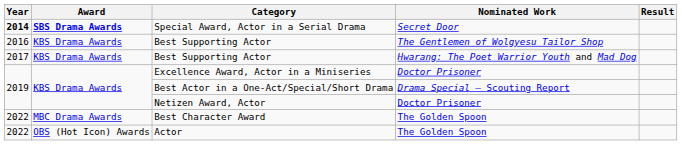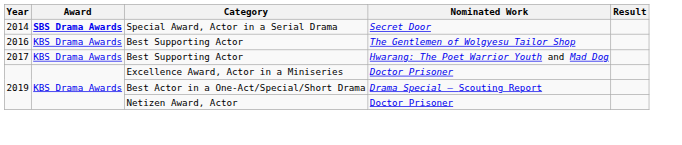(18, 27) bold -> (18, 27) normal
- row: (210, 117)
- row: (168, 132)
